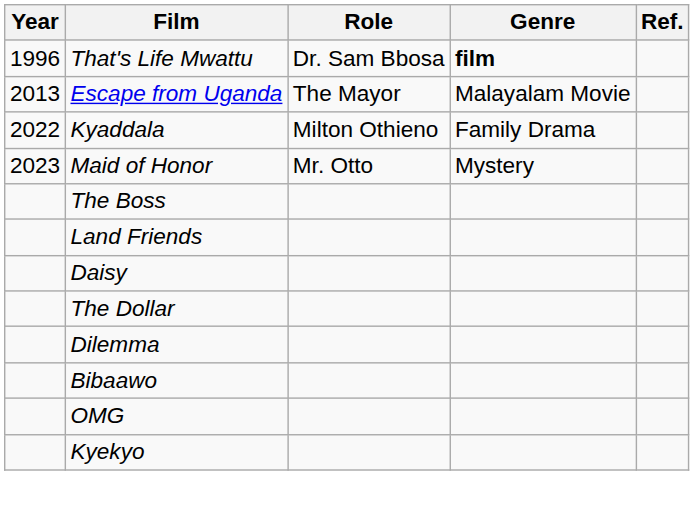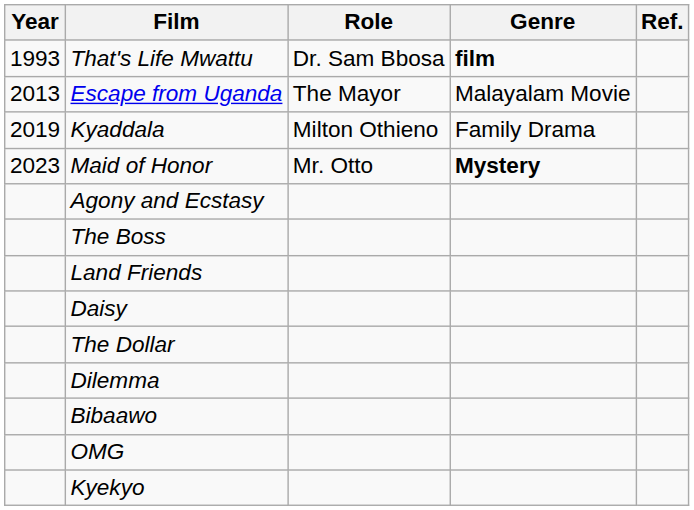(35, 58) 1996 -> (35, 58) 1993
(35, 129) 2022 -> (35, 129) 2019
(494, 165) normal -> (498, 165) bold
+ row: (167, 201)
